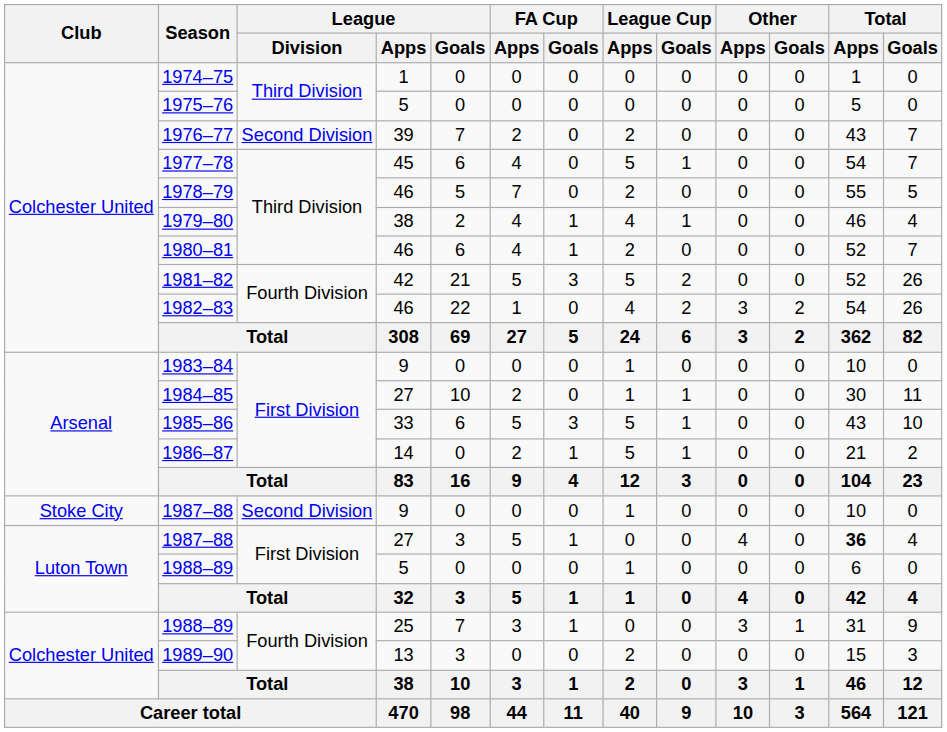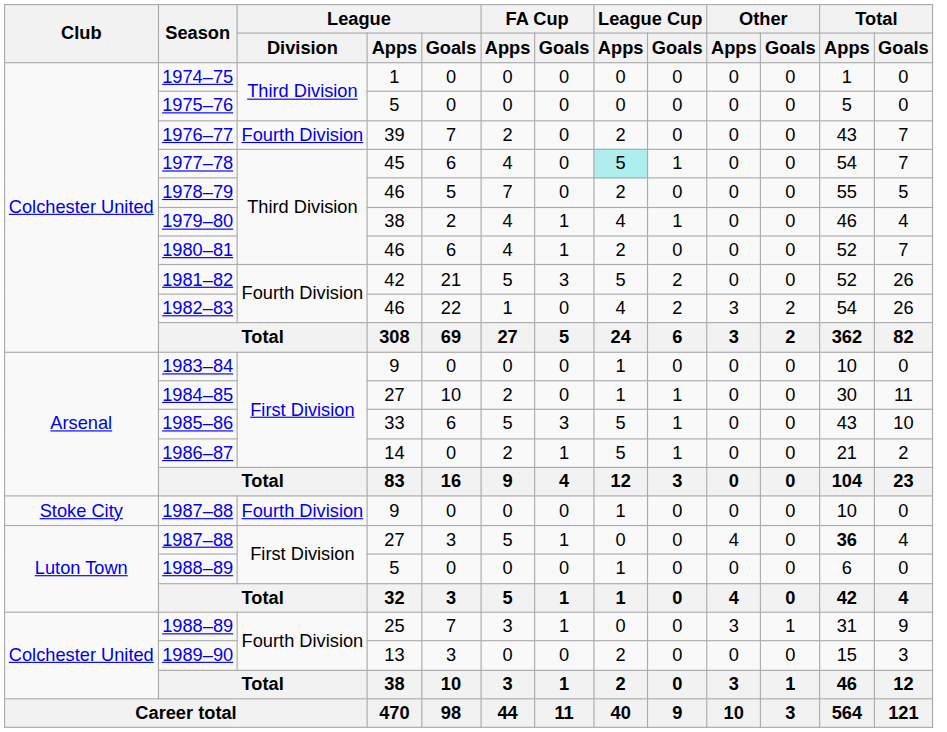(307, 134) Second Division -> (302, 134) Fourth Division
(630, 163) no background -> (621, 163) paleturquoise background
(307, 510) Second Division -> (302, 510) Fourth Division
